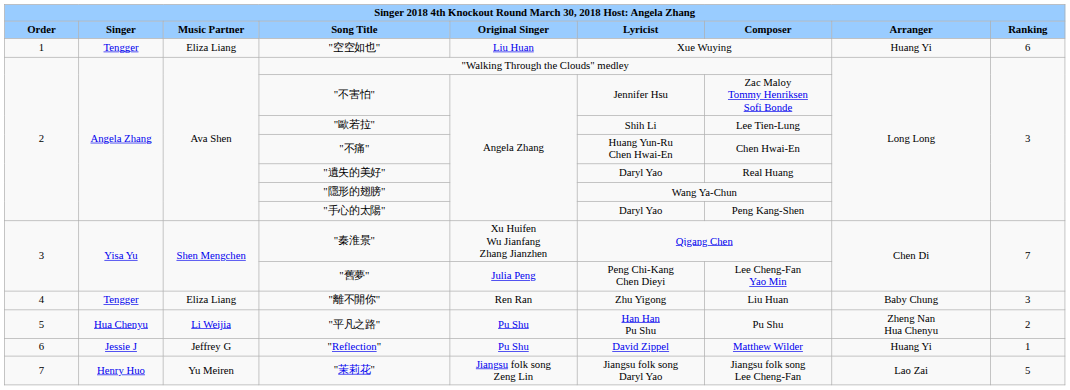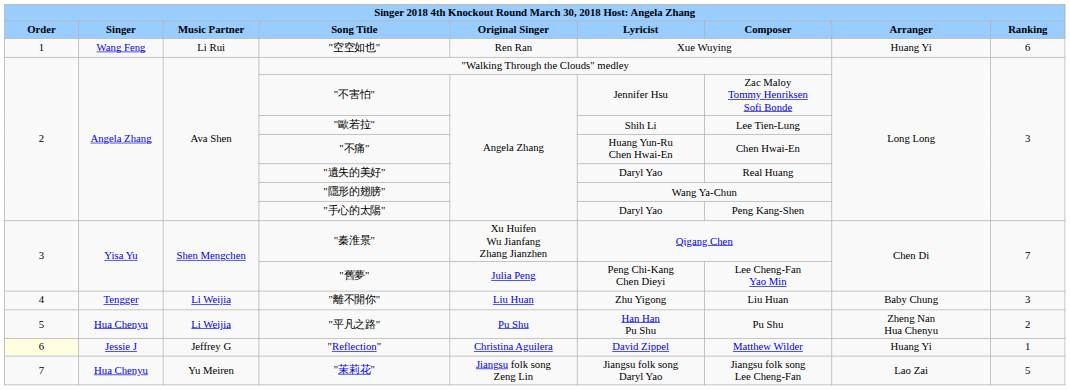(121, 48) Tengger -> (121, 48) Wang Feng
(211, 48) Eliza Liang -> (211, 48) Li Rui
(513, 48) Liu Huan -> (513, 48) Ren Ran
(211, 300) Eliza Liang -> (211, 300) Li Weijia
(513, 300) Ren Ran -> (513, 300) Liu Huan
(41, 347) no background -> (41, 347) lightyellow background
(513, 347) Pu Shu -> (513, 347) Christina Aguilera
(121, 370) Henry Huo -> (121, 370) Hua Chenyu
